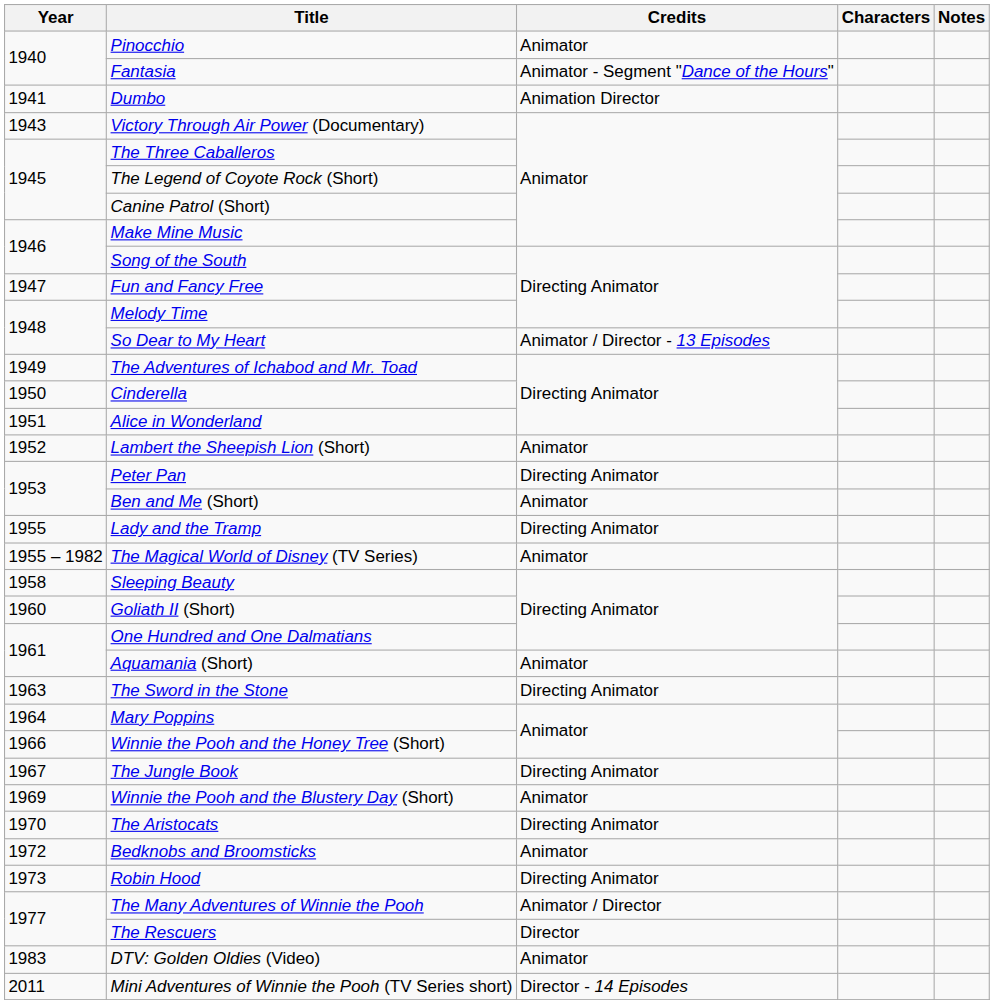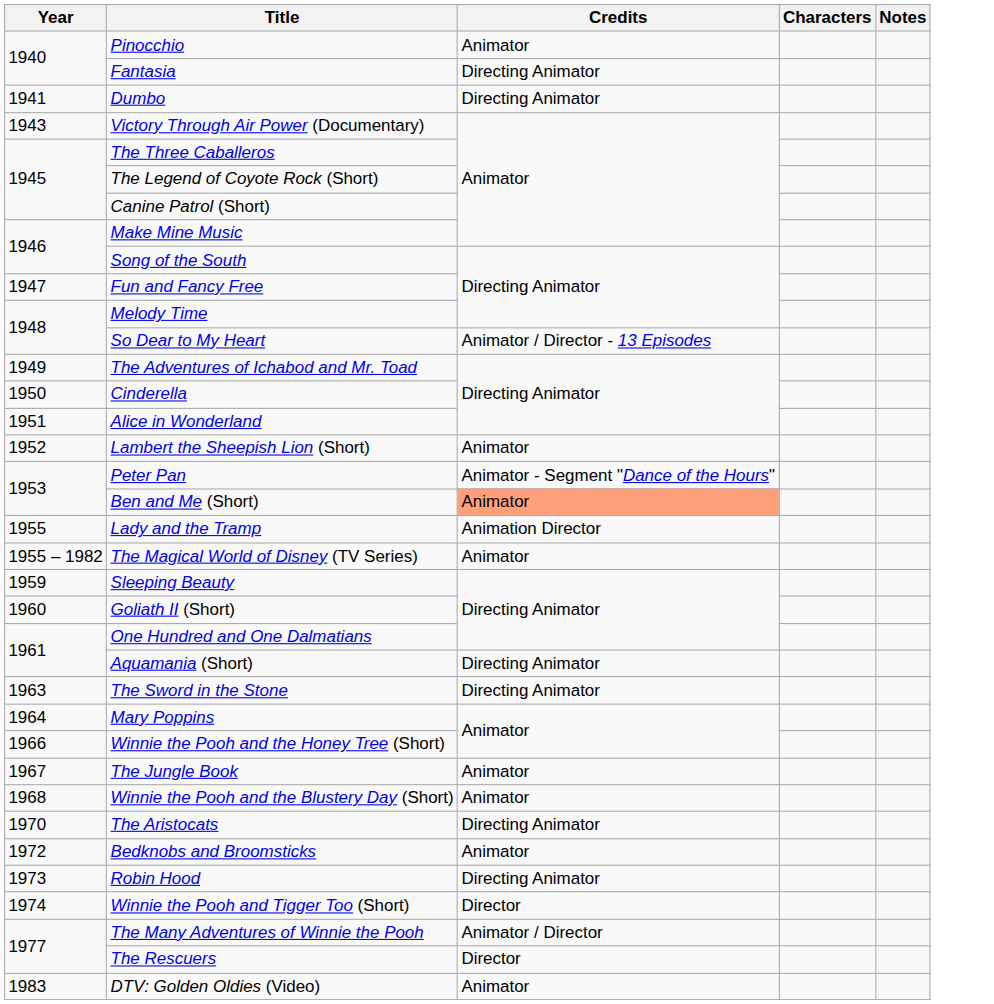(677, 71) Animator - Segment "Dance of the Hours" -> (531, 71) Directing Animator
(590, 98) Animation Director -> (531, 98) Directing Animator
(589, 475) Directing Animator -> (618, 475) Animator - Segment "Dance of the Hours"
(554, 502) no background -> (495, 502) lightsalmon background
(589, 529) Directing Animator -> (531, 529) Animation Director
(27, 582) 1958 -> (27, 582) 1959
(554, 663) Animator -> (531, 663) Directing Animator
(589, 771) Directing Animator -> (495, 771) Animator
(27, 797) 1969 -> (27, 797) 1968
+ row: (260, 905)
- row: (311, 986)
